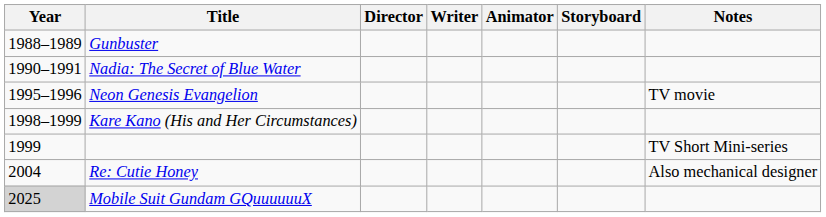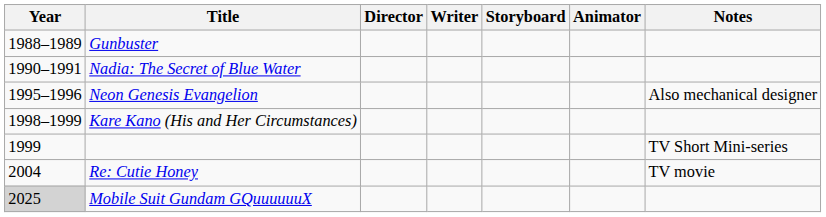columns swapped: (520, 17) <-> (601, 17)
(682, 95) TV movie -> (733, 95) Also mechanical designer
(733, 172) Also mechanical designer -> (682, 172) TV movie
